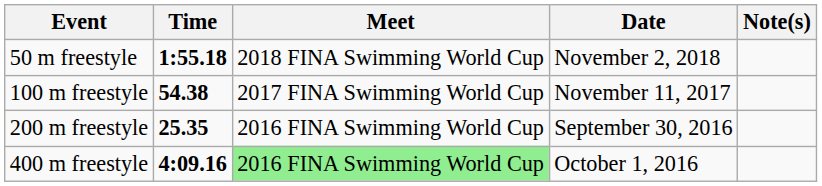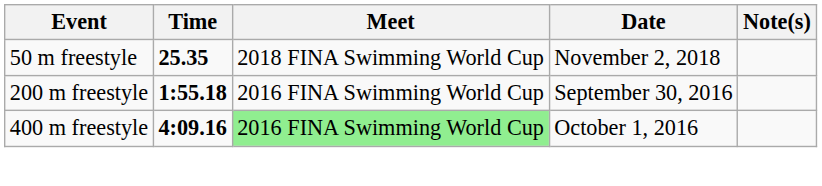(193, 57) 1:55.18 -> (183, 57) 25.35
- row: (79, 92)
(183, 127) 25.35 -> (193, 92) 1:55.18
